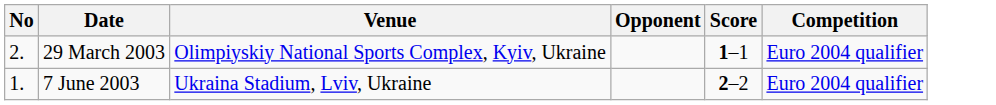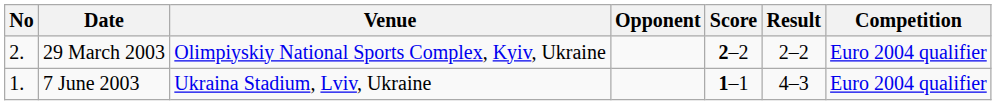+ column: (794, 20)
(734, 52) 1–1 -> (734, 52) 2–2
(734, 83) 2–2 -> (734, 83) 1–1
